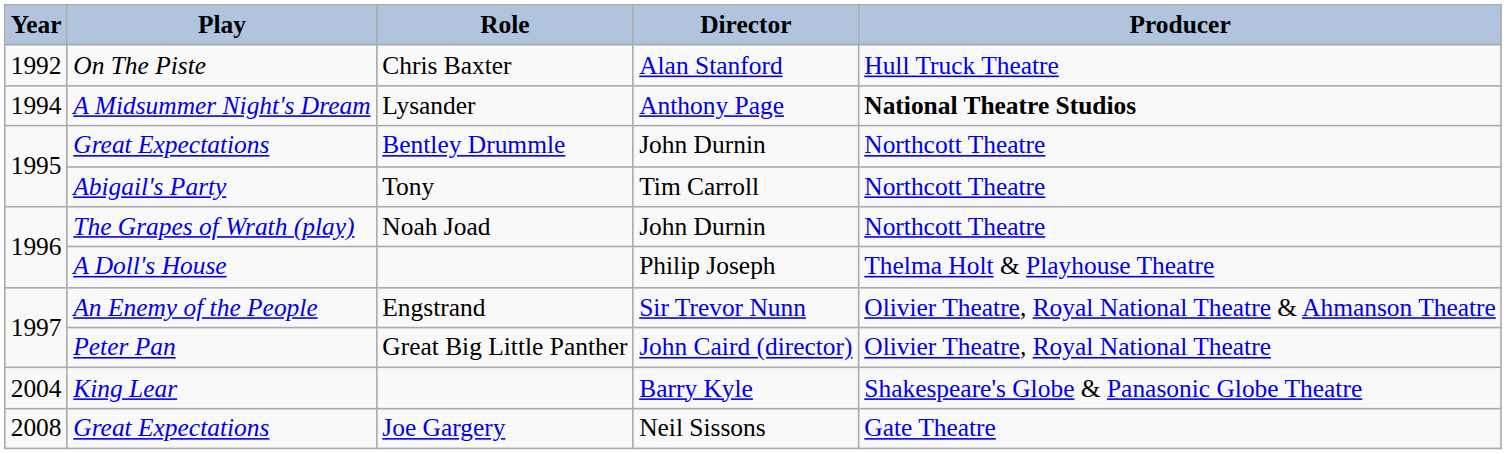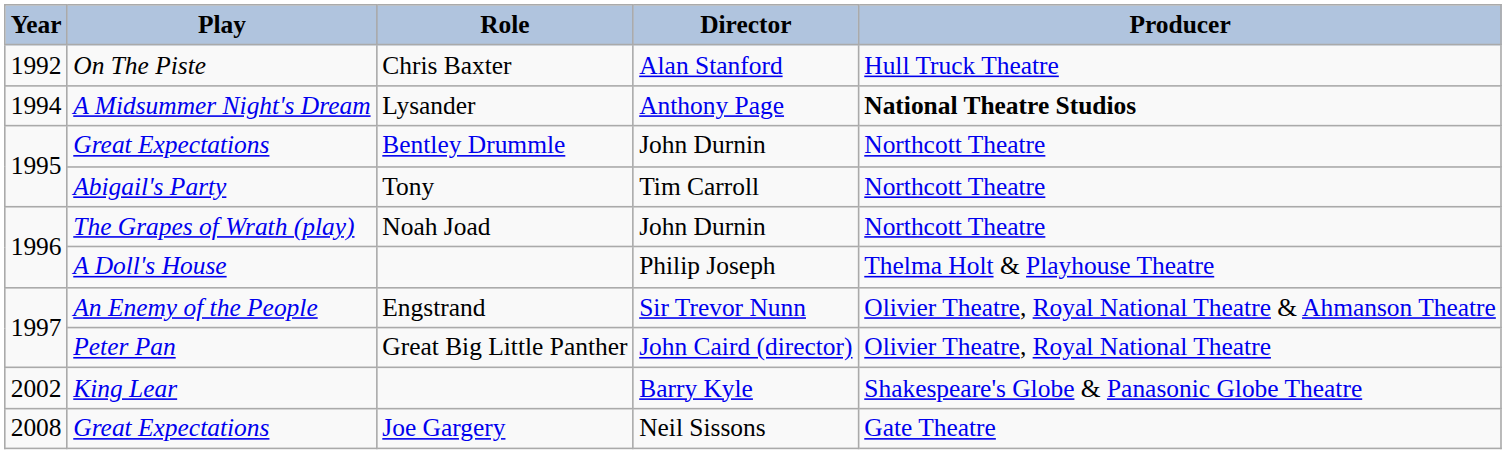(36, 387) 2004 -> (36, 387) 2002
